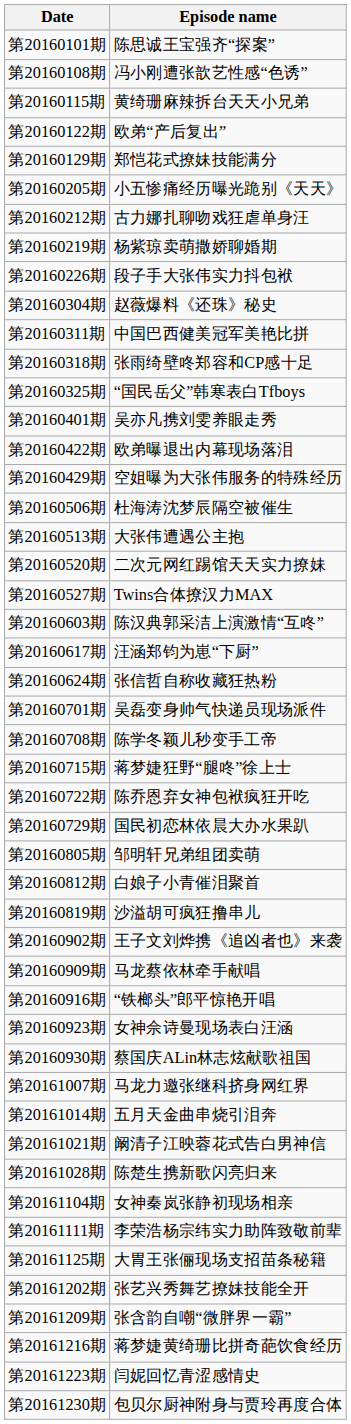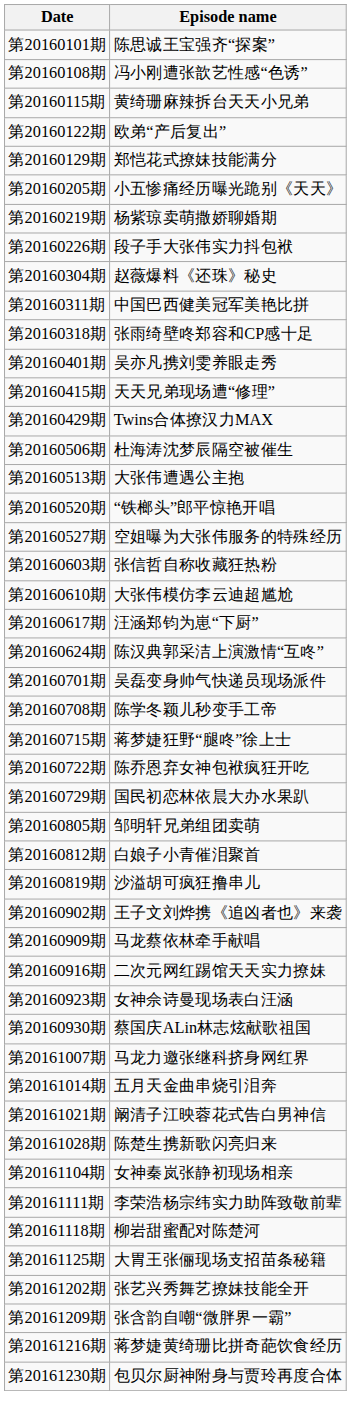- row: (57, 217)
- row: (57, 391)
+ row: (57, 391)
- row: (57, 449)
(228, 478) 空姐曝为大张伟服务的特殊经历 -> (193, 420) Twins合体撩汉力MAX
(220, 565) 二次元网红踢馆天天实力撩妹 -> (194, 507) “铁榔头”郎平惊艳开唱
(193, 594) Twins合体撩汉力MAX -> (228, 536) 空姐曝为大张伟服务的特殊经历
(219, 623) 陈汉典郭采洁上演激情“互咚” -> (195, 565) 张信哲自称收藏狂热粉
+ row: (57, 594)
(195, 681) 张信哲自称收藏狂热粉 -> (219, 652) 陈汉典郭采洁上演激情“互咚”
(194, 999) “铁榔头”郎平惊艳开唱 -> (220, 970) 二次元网红踢馆天天实力撩妹
+ row: (57, 1230)
- row: (57, 1375)
